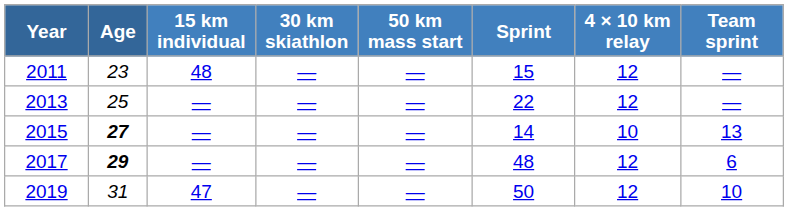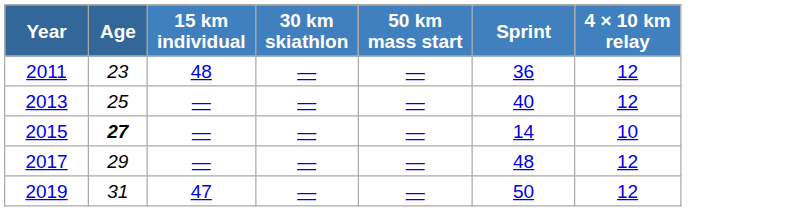- column: (732, 30)
(524, 71) 15 -> (524, 71) 36
(524, 101) 22 -> (524, 101) 40
(118, 161) bold -> (118, 161) normal
